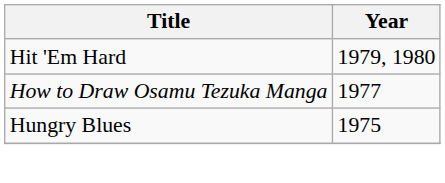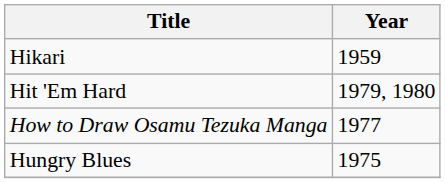+ row: (37, 56)
